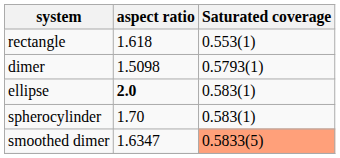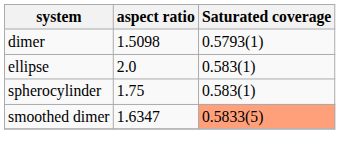- row: (37, 41)
(127, 91) bold -> (127, 66) normal
(131, 116) 1.70 -> (131, 91) 1.75
